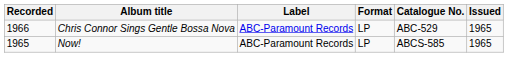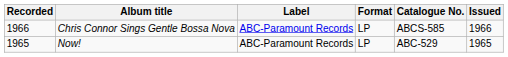(417, 28) ABC-529 -> (420, 28) ABCS-585
(480, 28) 1965 -> (480, 28) 1966
(420, 44) ABCS-585 -> (417, 44) ABC-529
